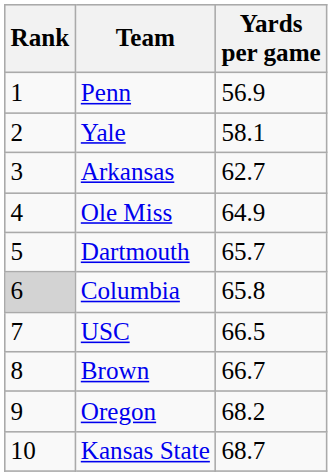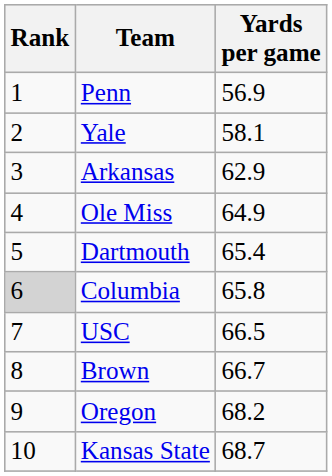(243, 172) 62.7 -> (243, 172) 62.9
(243, 251) 65.7 -> (243, 251) 65.4
